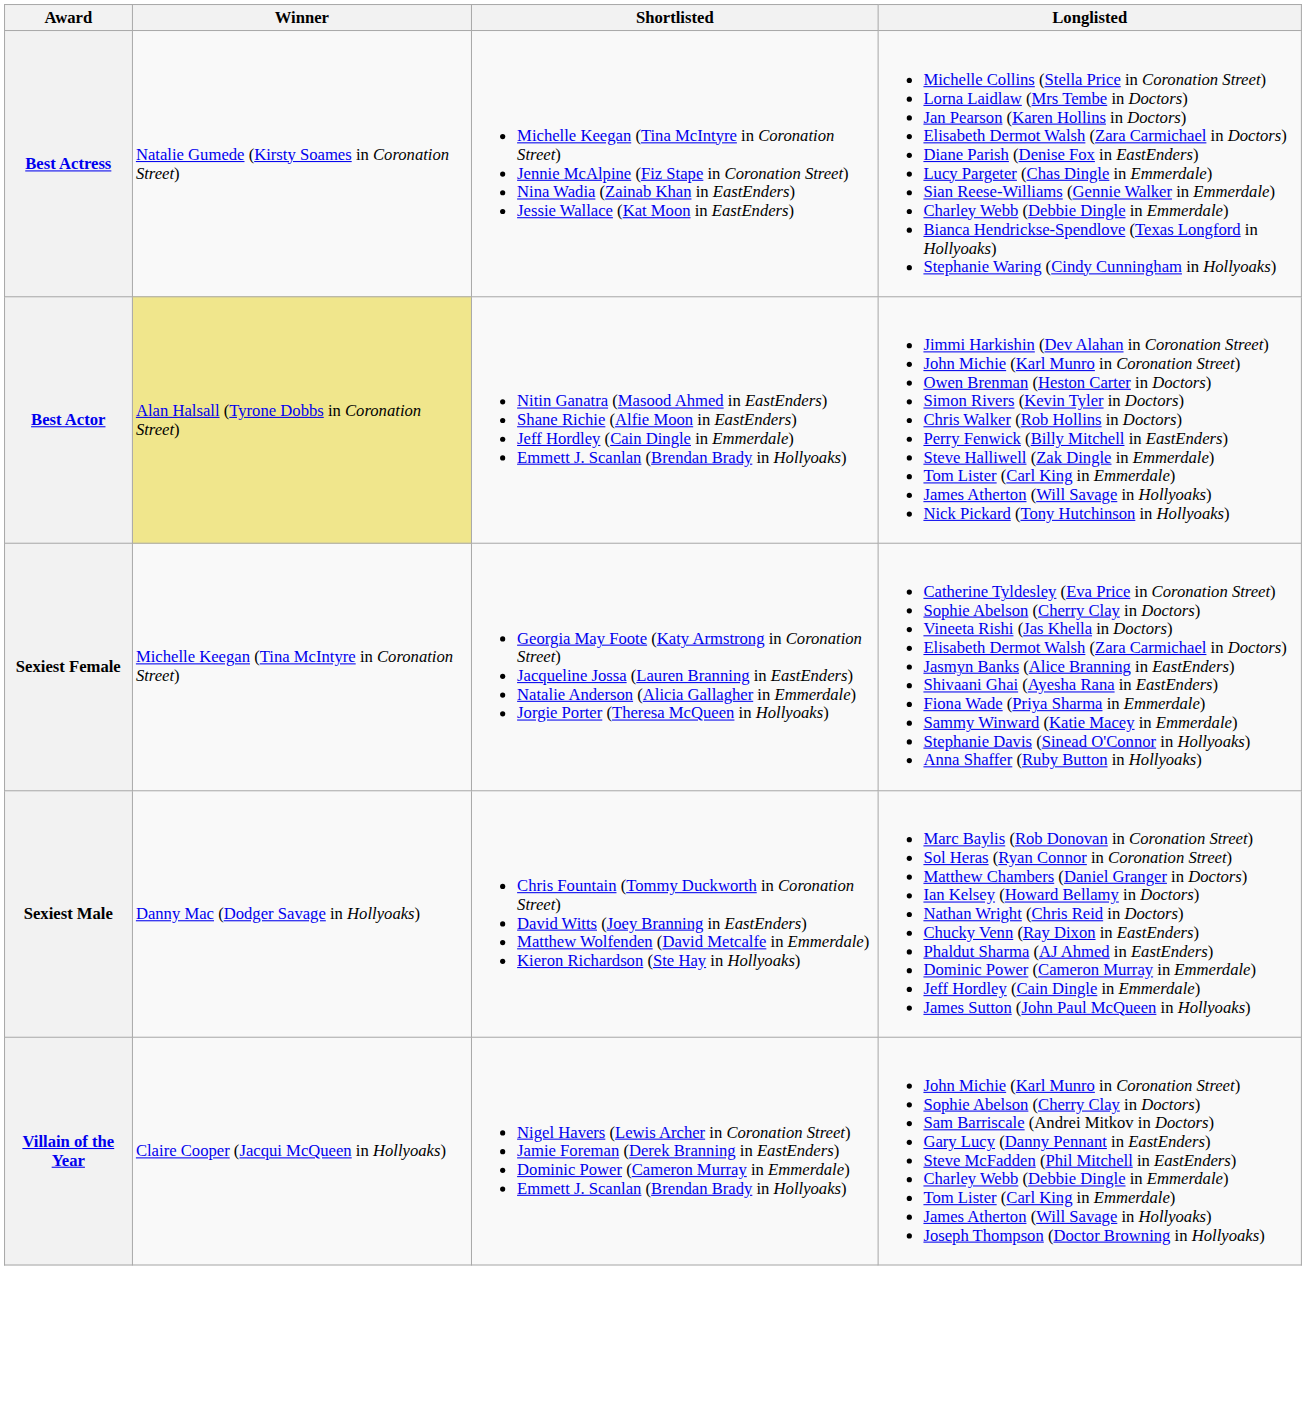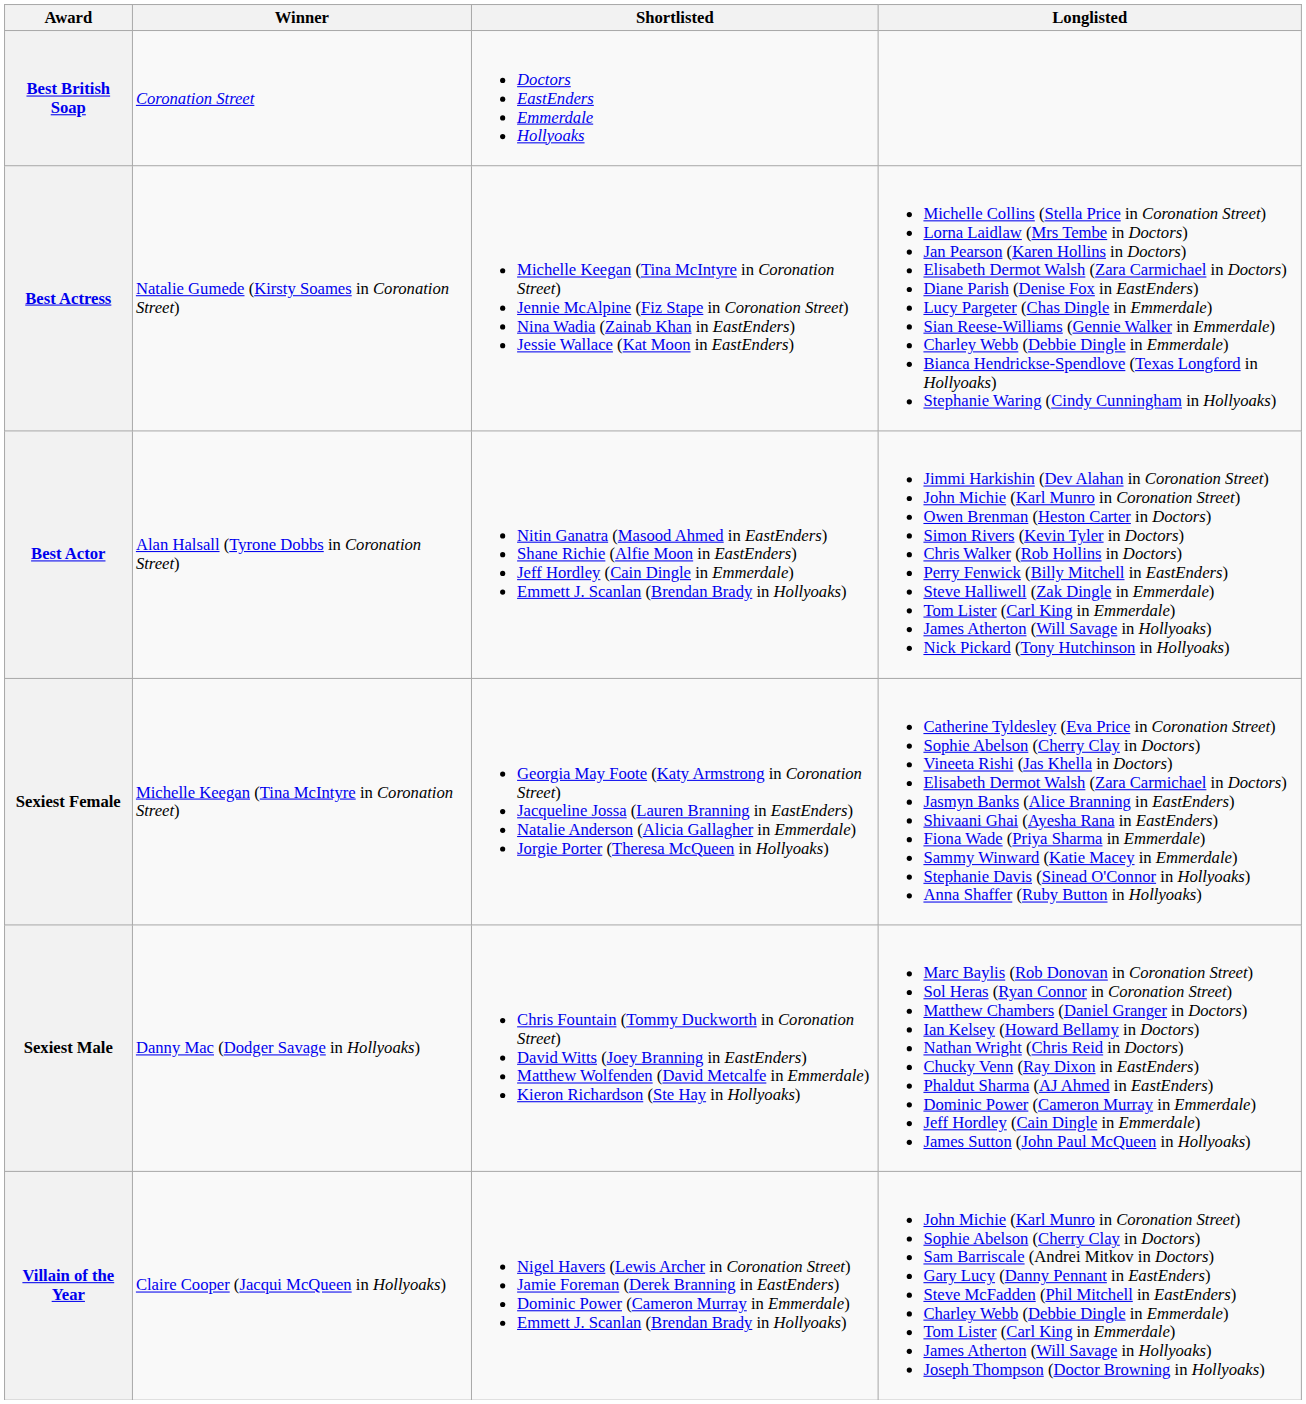+ row: (68, 98)
(279, 419) khaki background -> (279, 554) no background
